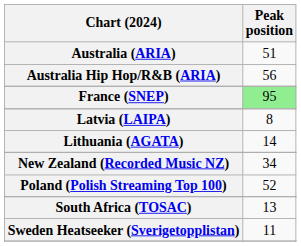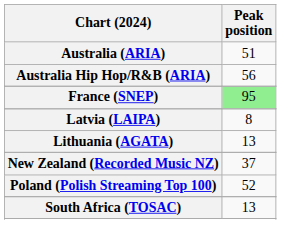(269, 141) 14 -> (249, 141) 13
(269, 163) 34 -> (249, 163) 37
- row: (124, 229)
